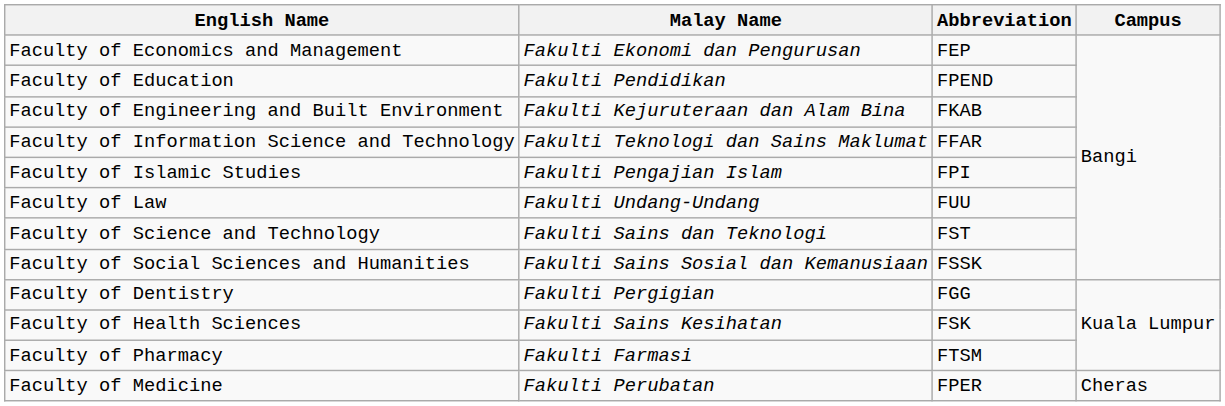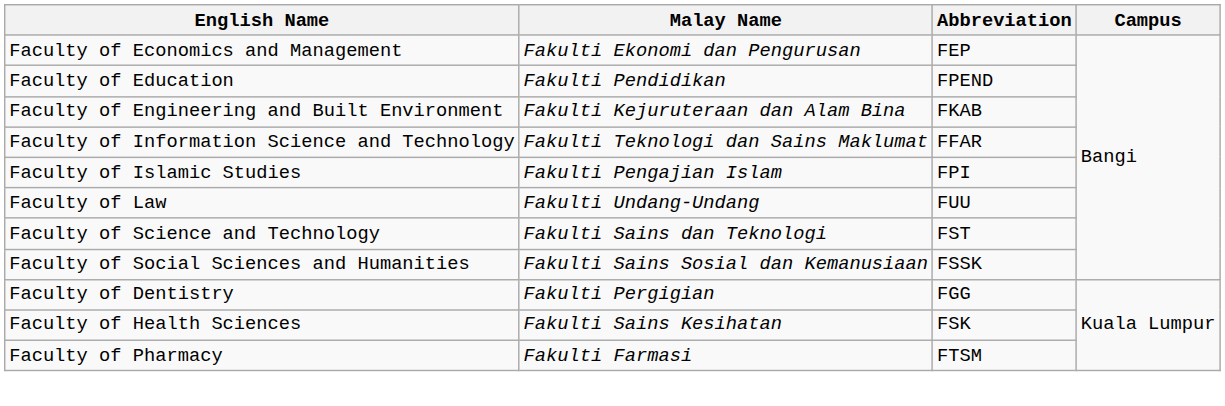- row: (116, 386)
